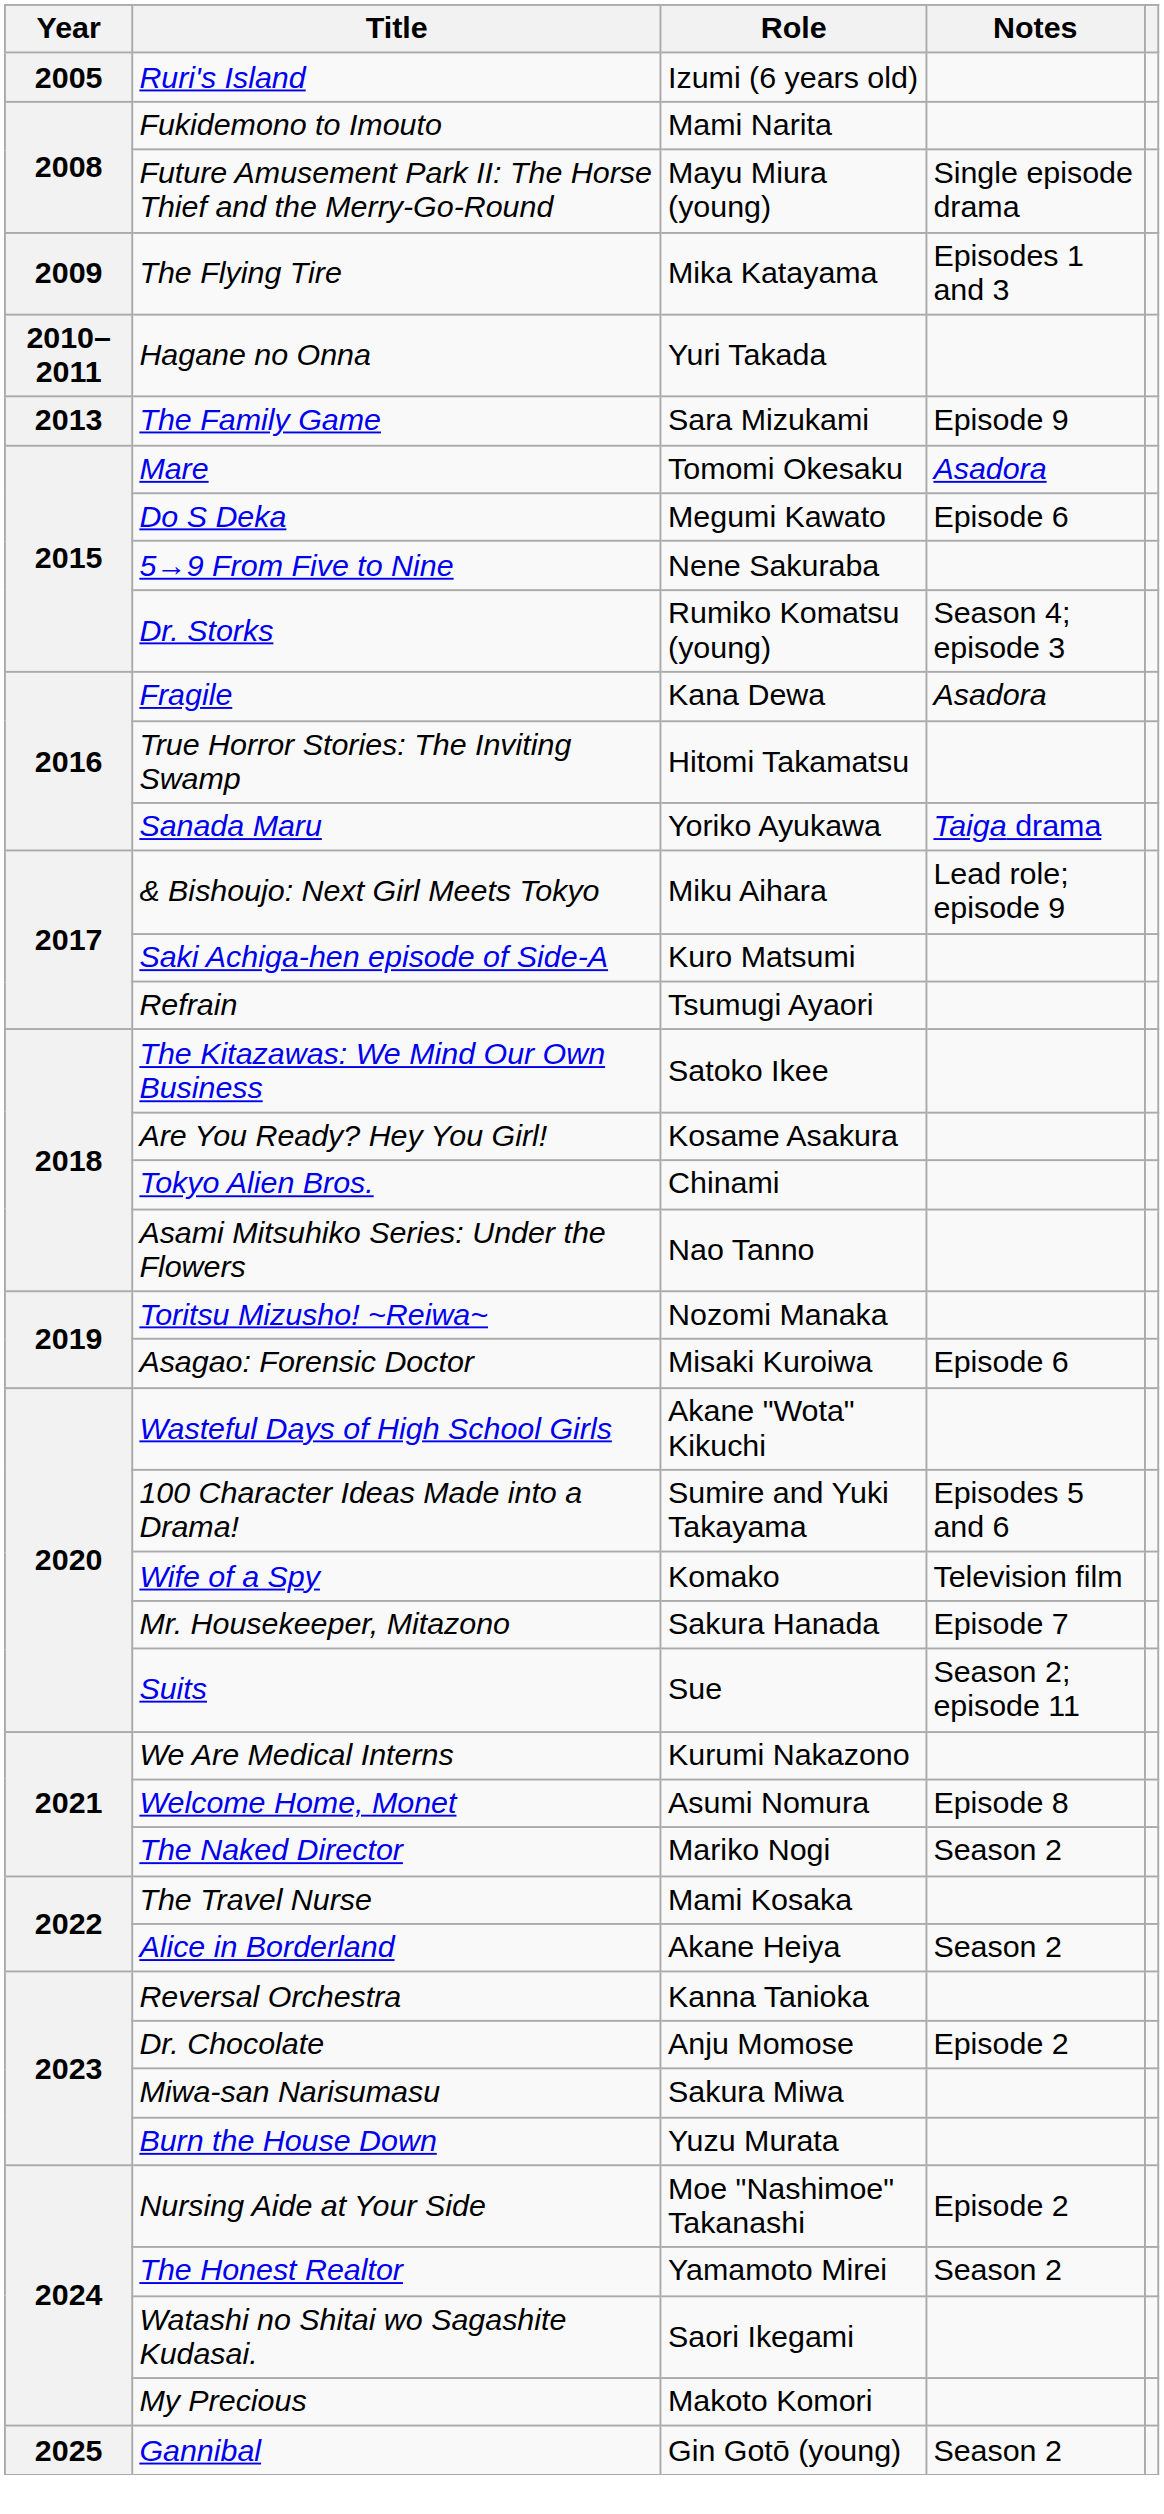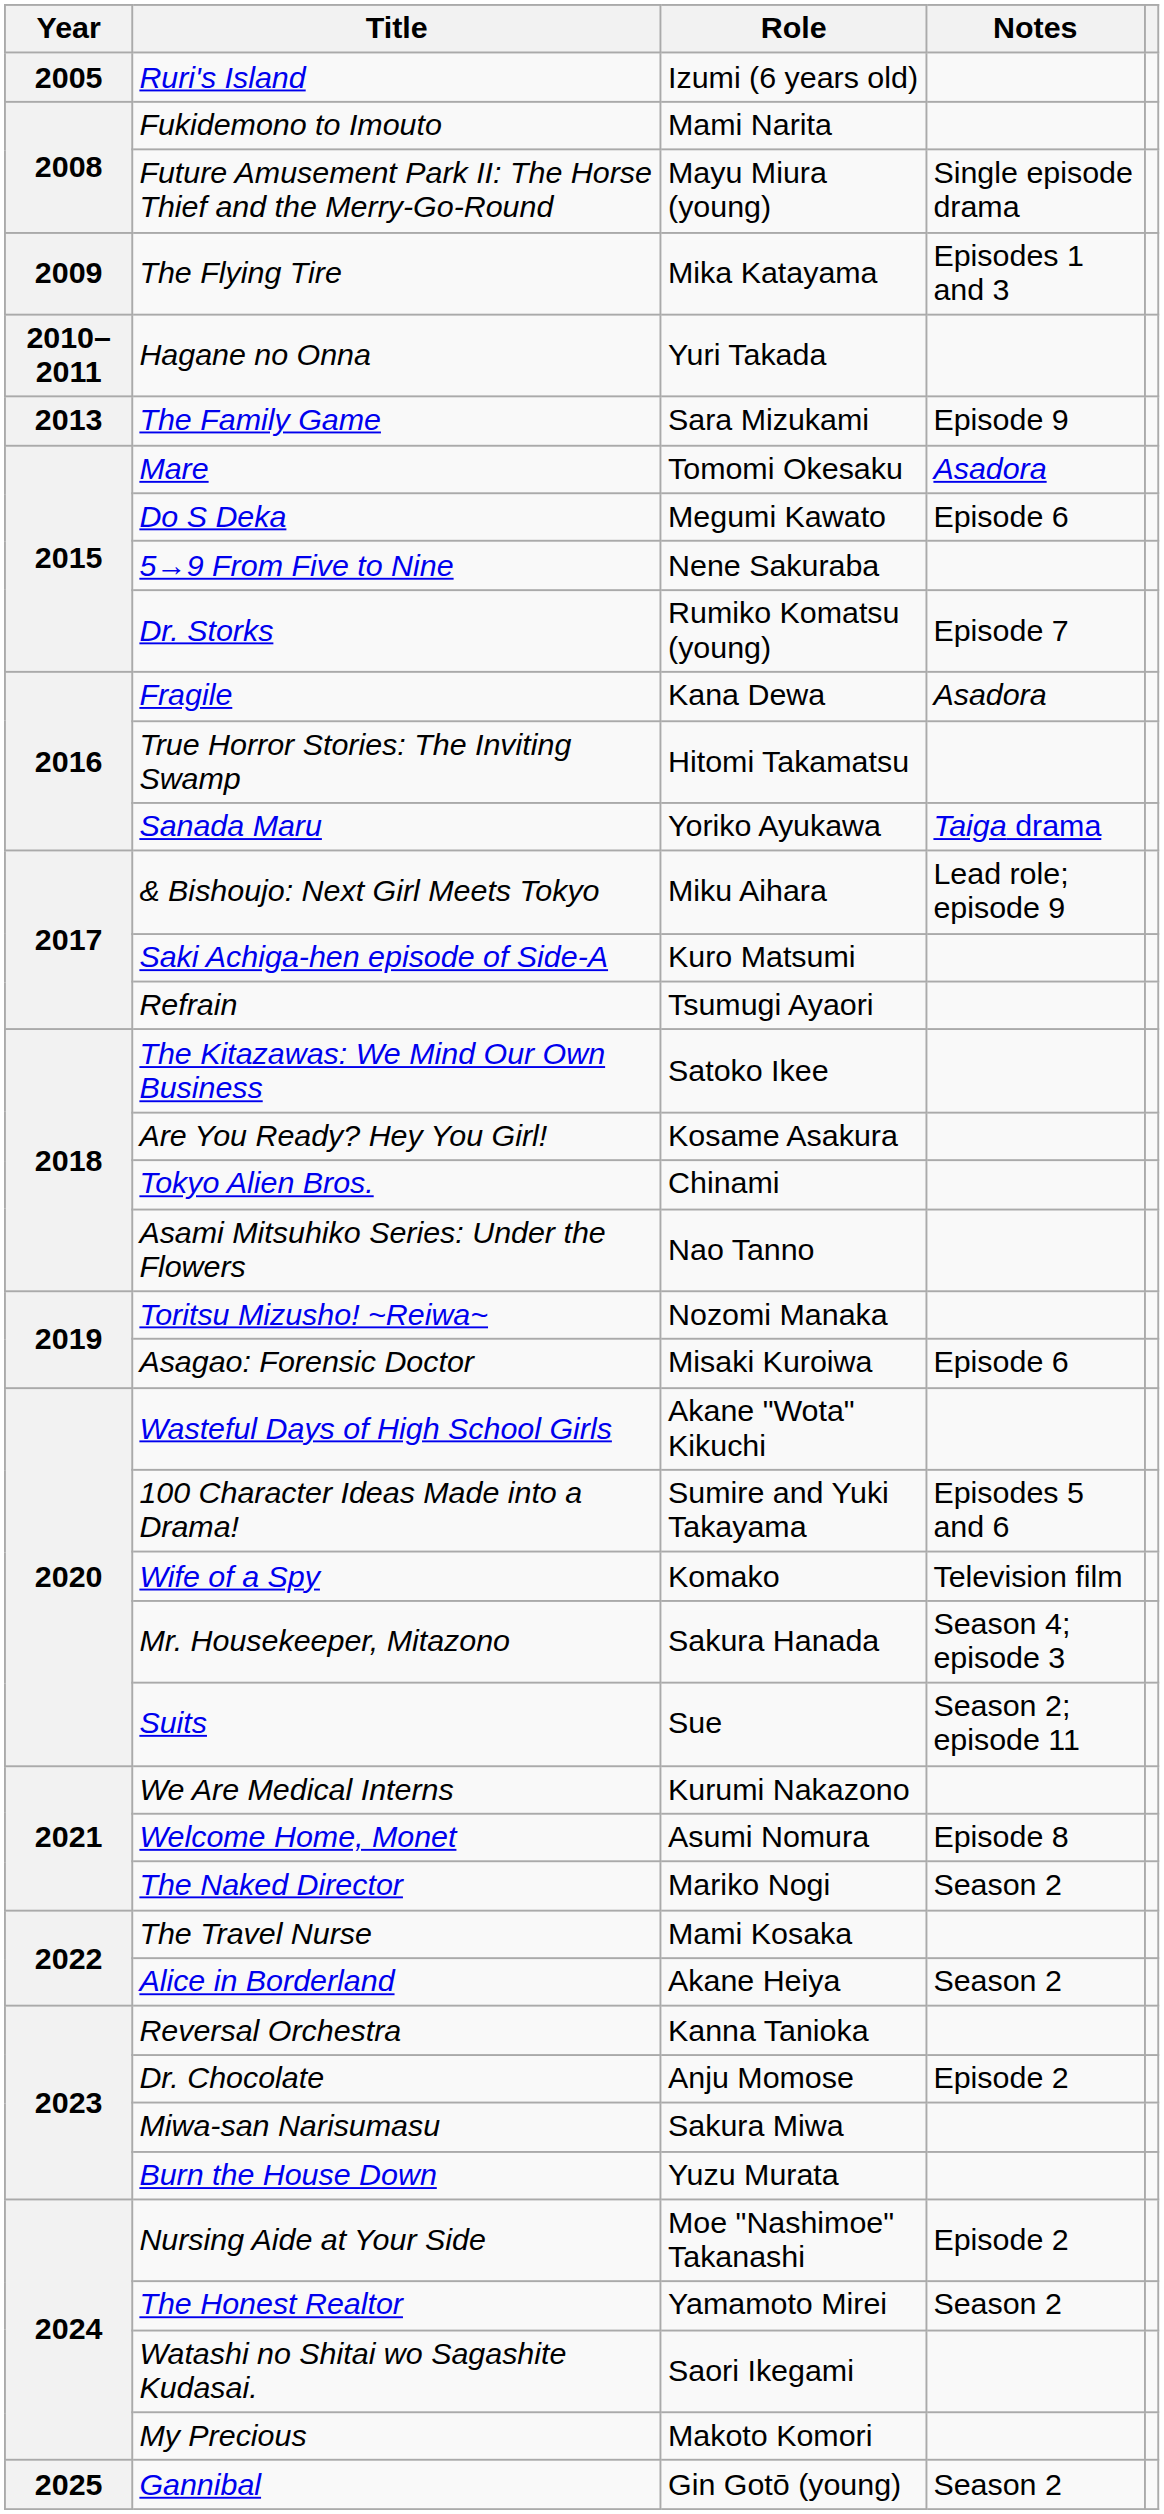(1002, 630) Season 4; episode 3 -> (1001, 630) Episode 7
(1001, 1624) Episode 7 -> (1002, 1641) Season 4; episode 3
